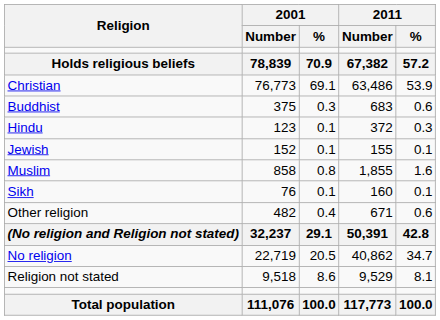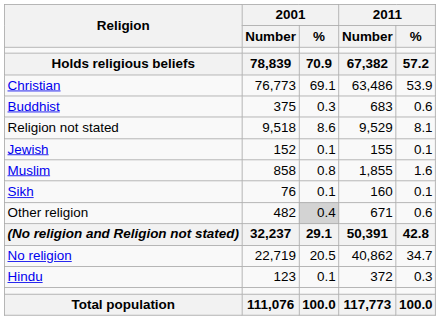rows swapped: (25, 127) <-> (63, 277)
(326, 213) no background -> (326, 213) lightgrey background
